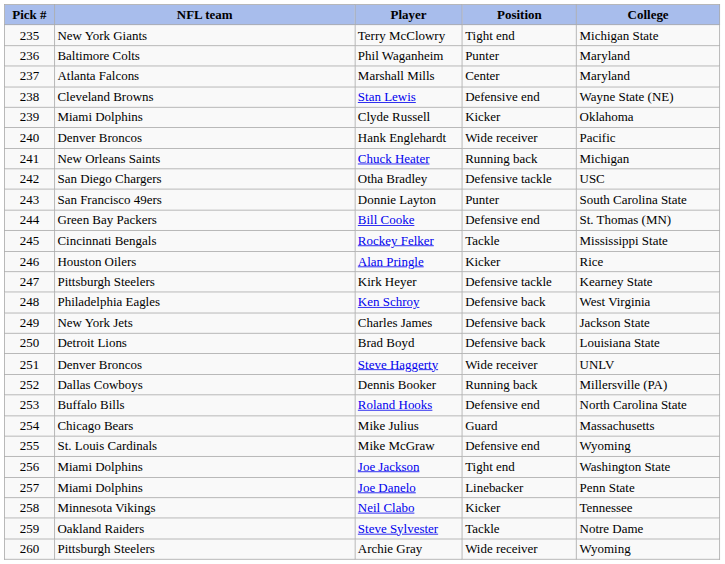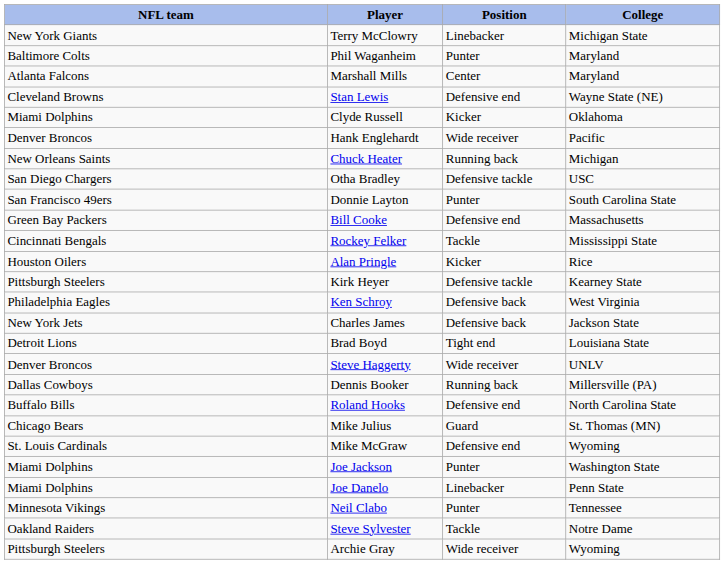- column: (29, 14)
(490, 35) Tight end -> (475, 35) Linebacker
(625, 220) St. Thomas (MN) -> (606, 220) Massachusetts
(505, 343) Defensive back -> (471, 343) Tight end
(617, 425) Massachusetts -> (615, 425) St. Thomas (MN)
(490, 466) Tight end -> (463, 466) Punter
(483, 508) Kicker -> (463, 508) Punter
